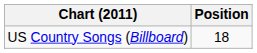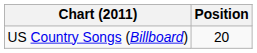(222, 37) 18 -> (222, 37) 20
